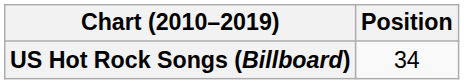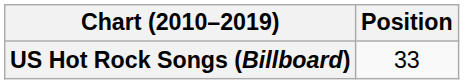(407, 59) 34 -> (407, 59) 33
